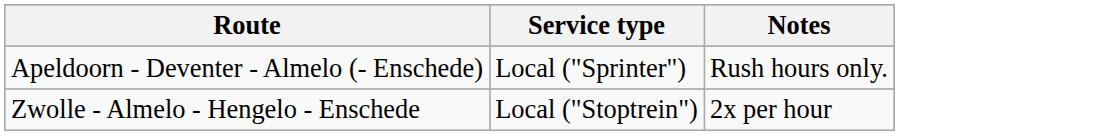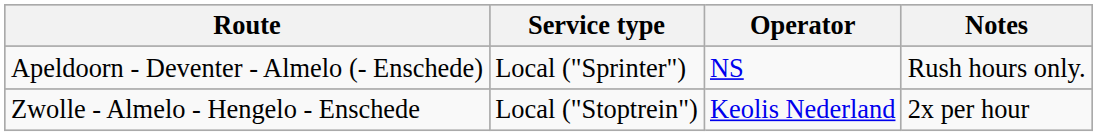+ column: (803, 25)
